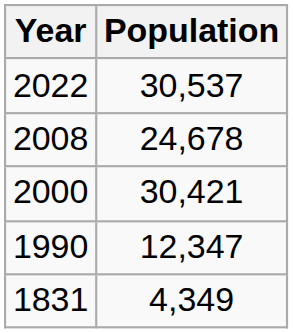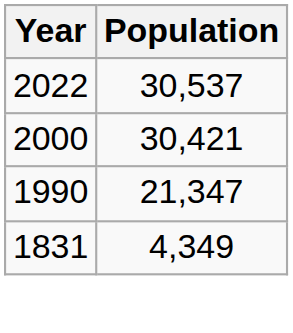- row: (51, 138)
(192, 246) 12,347 -> (192, 192) 21,347
